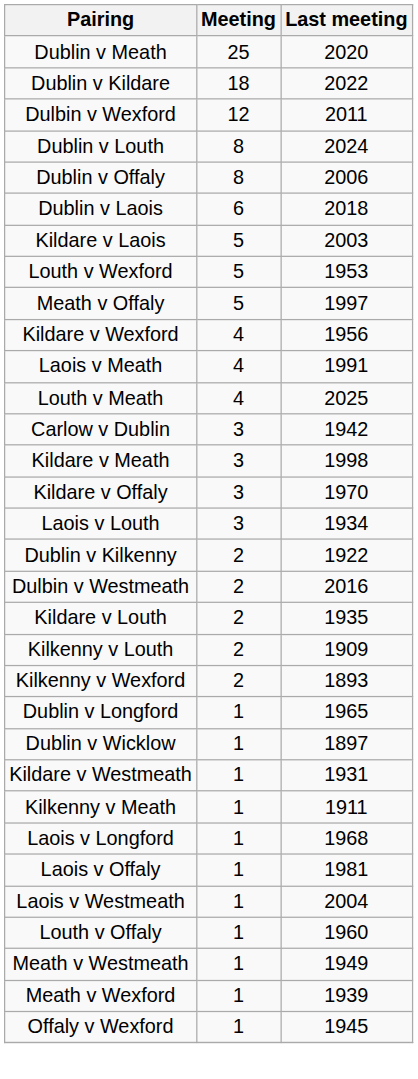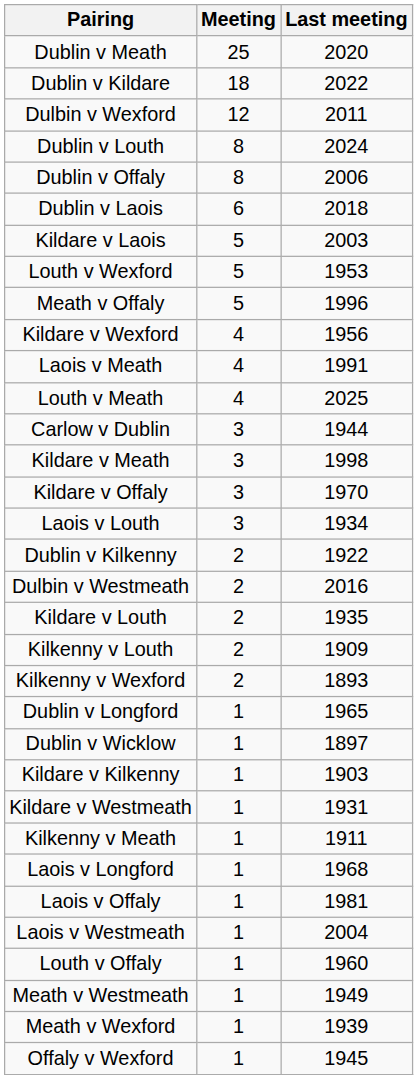(346, 303) 1997 -> (346, 303) 1996
(346, 429) 1942 -> (346, 429) 1944
+ row: (101, 775)
